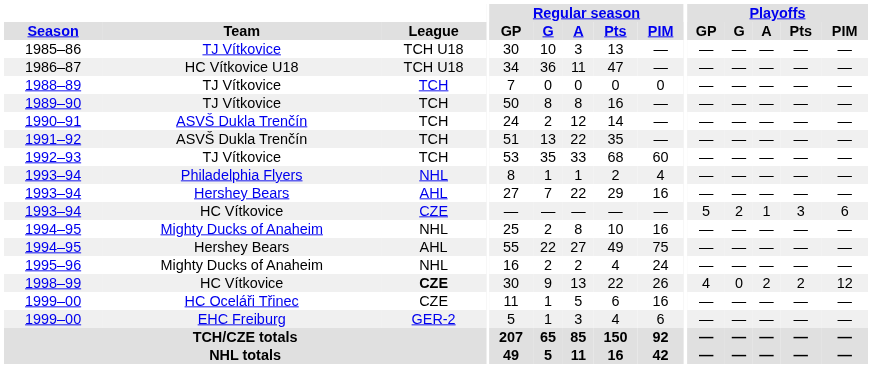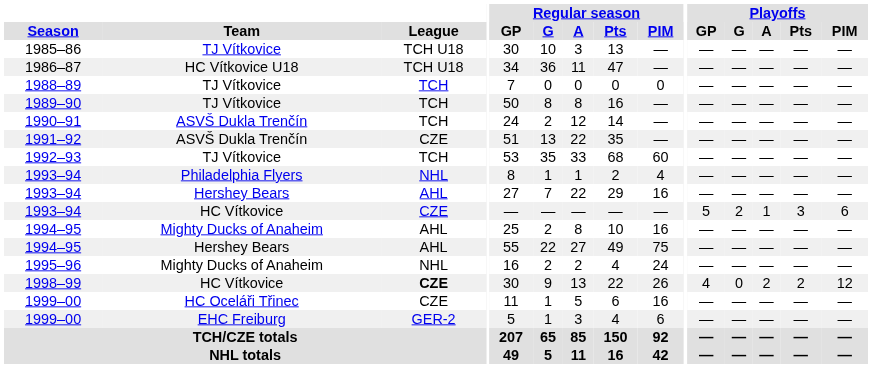(434, 139) TCH -> (434, 139) CZE
(434, 229) NHL -> (434, 229) AHL
